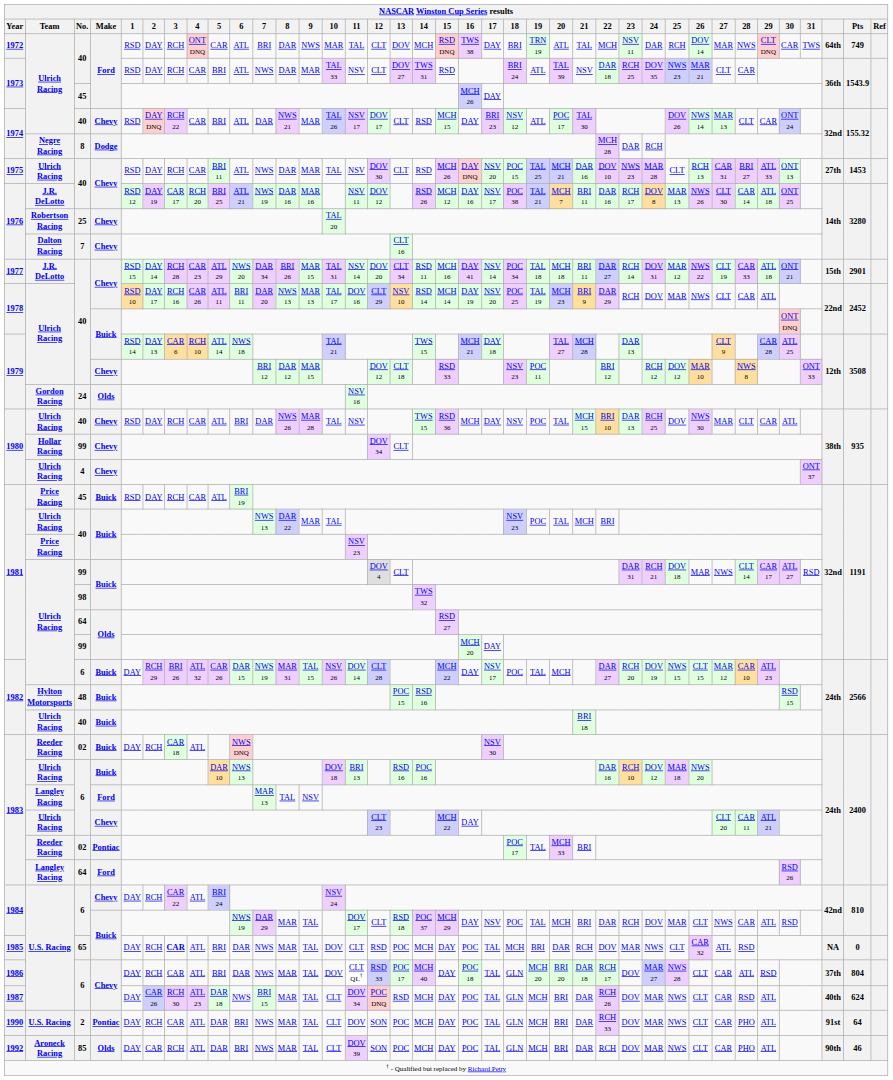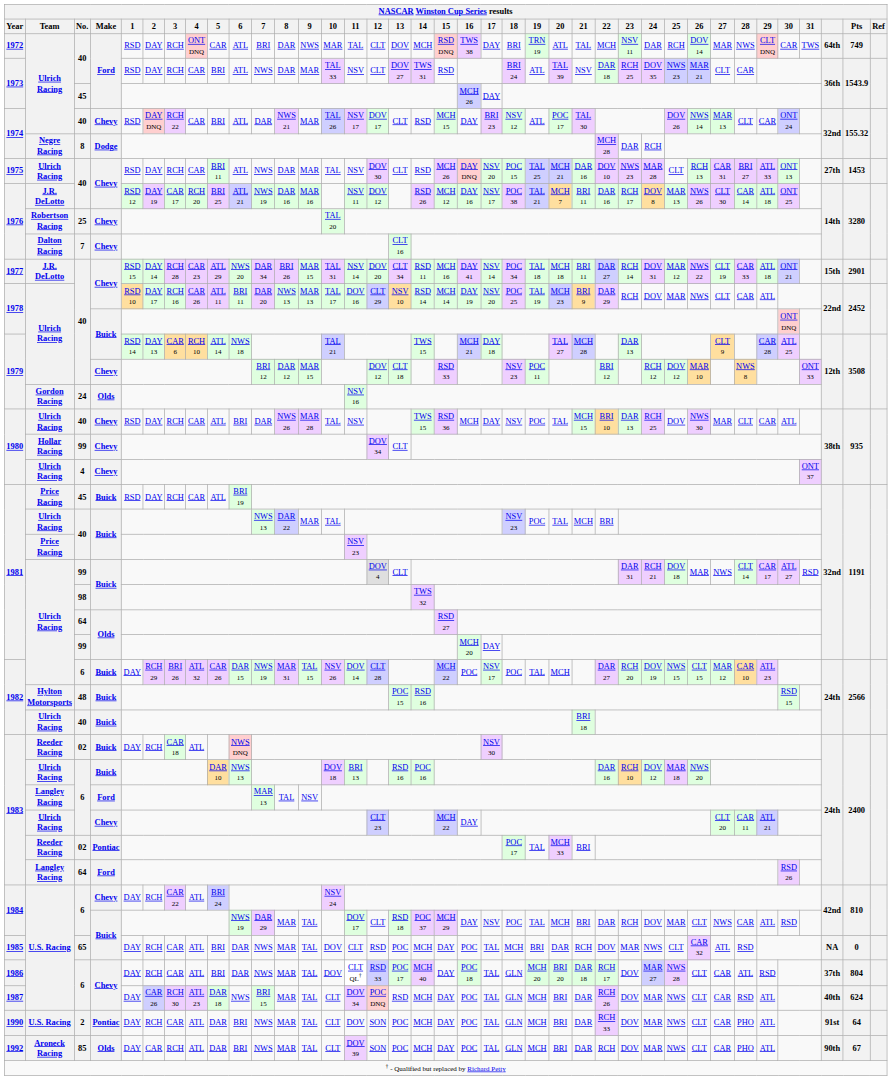(470, 672) DAY -> (469, 672) POC
(176, 947) bold -> (175, 947) normal
(858, 1048) 46 -> (857, 1048) 67
